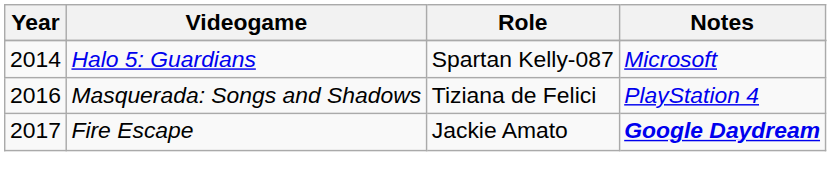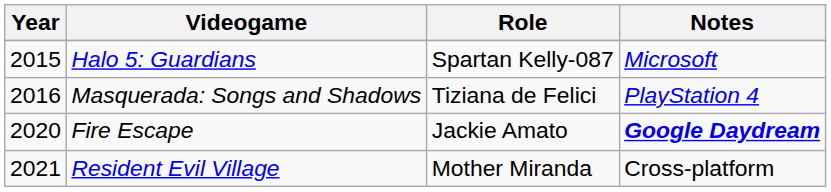(35, 58) 2014 -> (35, 58) 2015
(35, 131) 2017 -> (35, 131) 2020
+ row: (176, 167)
